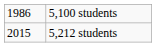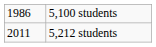(19, 32) 2015 -> (19, 32) 2011
